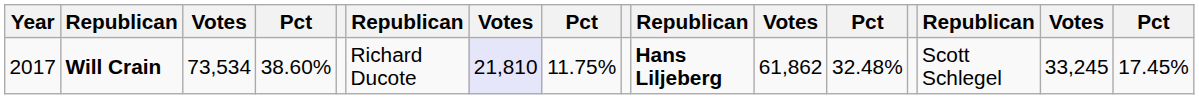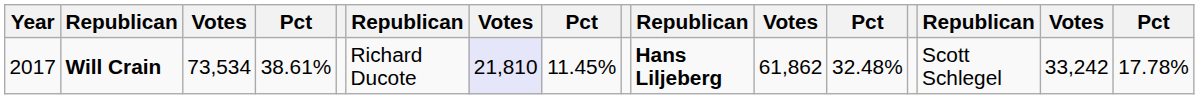(296, 66) 38.60% -> (296, 66) 38.61%
(582, 66) 11.75% -> (582, 66) 11.45%
(1077, 66) 33,245 -> (1077, 66) 33,242
(1153, 66) 17.45% -> (1153, 66) 17.78%
